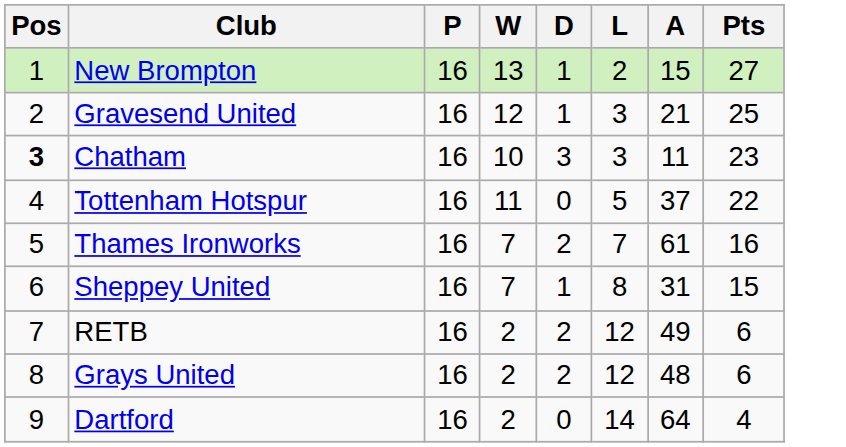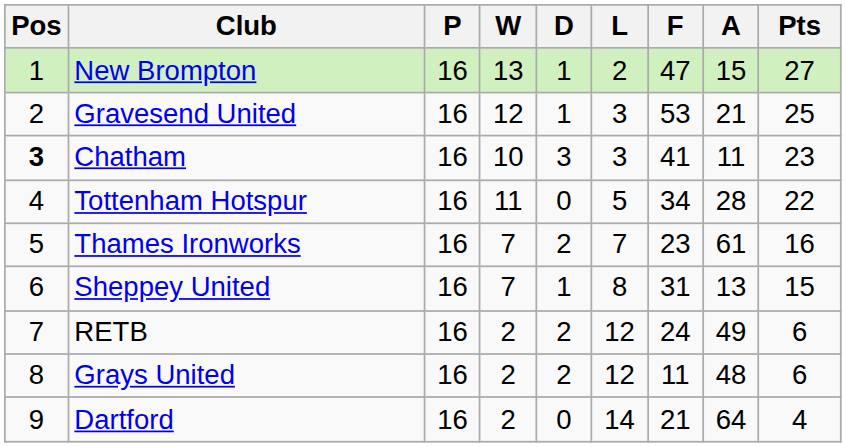+ column: (675, 26)
(675, 200) 37 -> (731, 200) 28
(675, 288) 31 -> (731, 288) 13
